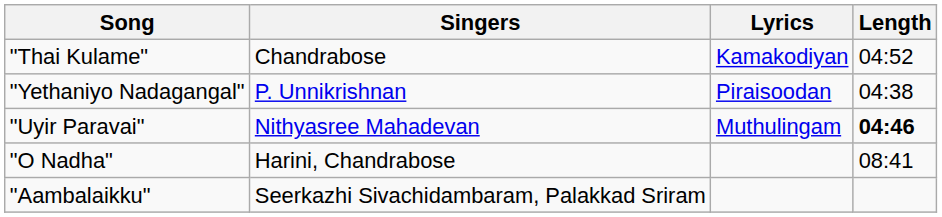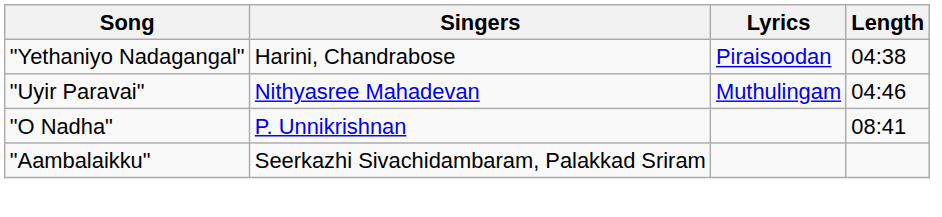- row: (79, 57)
(331, 92) P. Unnikrishnan -> (355, 57) Harini, Chandrabose
(887, 126) bold -> (879, 92) normal
(355, 161) Harini, Chandrabose -> (331, 126) P. Unnikrishnan
